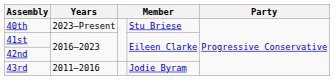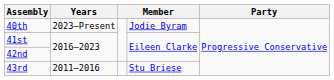(155, 26) Stu Briese -> (158, 26) Jodie Byram
(158, 68) Jodie Byram -> (155, 68) Stu Briese
